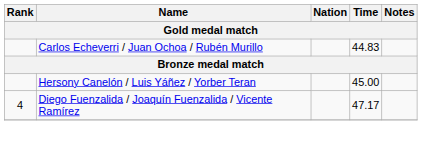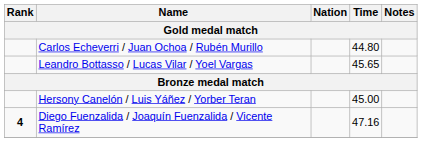(366, 47) 44.83 -> (366, 47) 44.80
+ row: (146, 64)
(20, 105) normal -> (20, 122) bold
(366, 105) 47.17 -> (366, 122) 47.16
